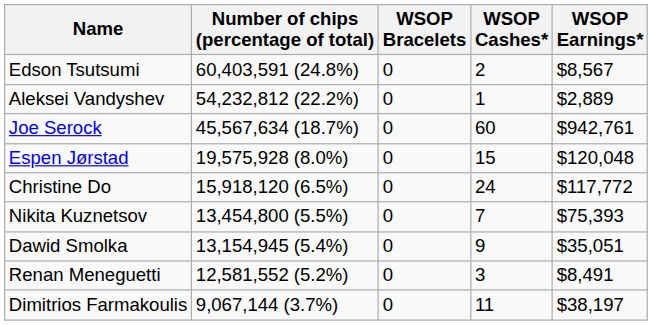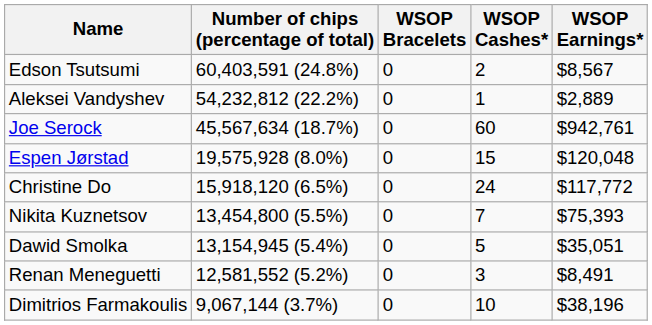(480, 246) 9 -> (480, 246) 5
(485, 305) 11 -> (485, 305) 10
(590, 305) $38,197 -> (590, 305) $38,196
